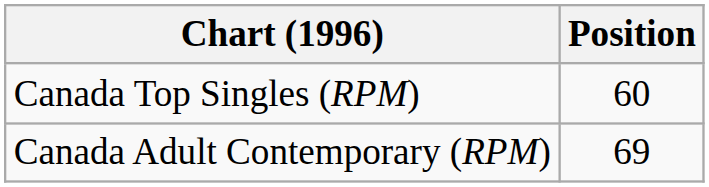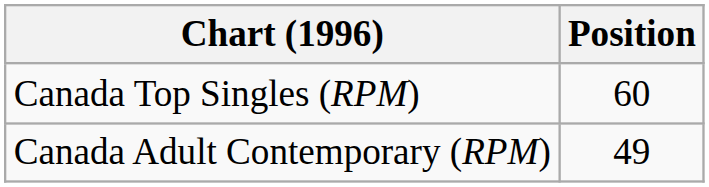(632, 151) 69 -> (632, 151) 49
